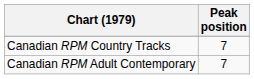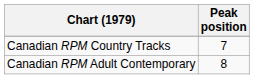(224, 64) 7 -> (224, 64) 8
